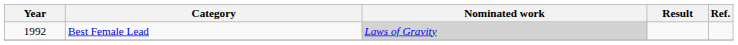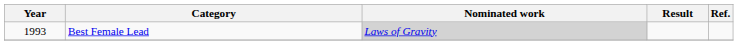(35, 31) 1992 -> (35, 31) 1993
